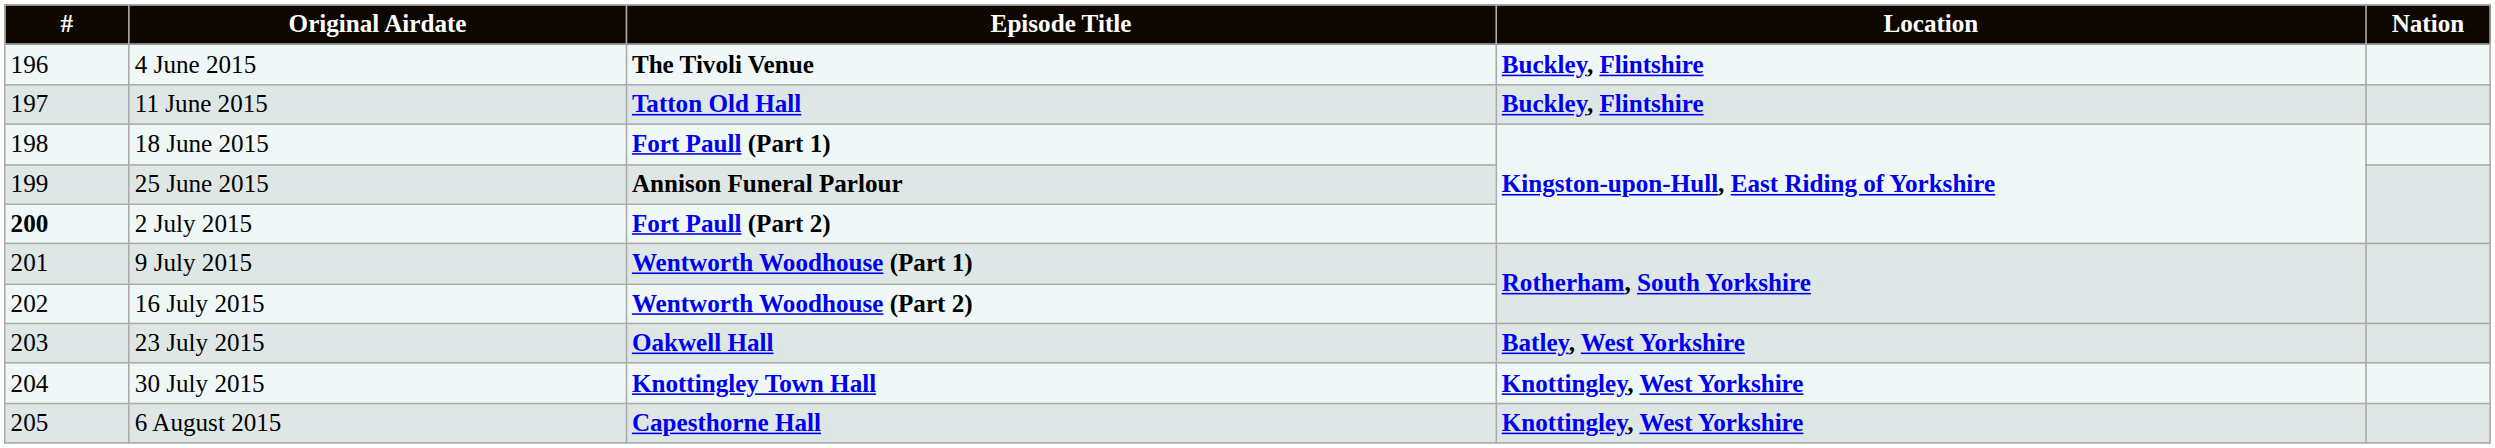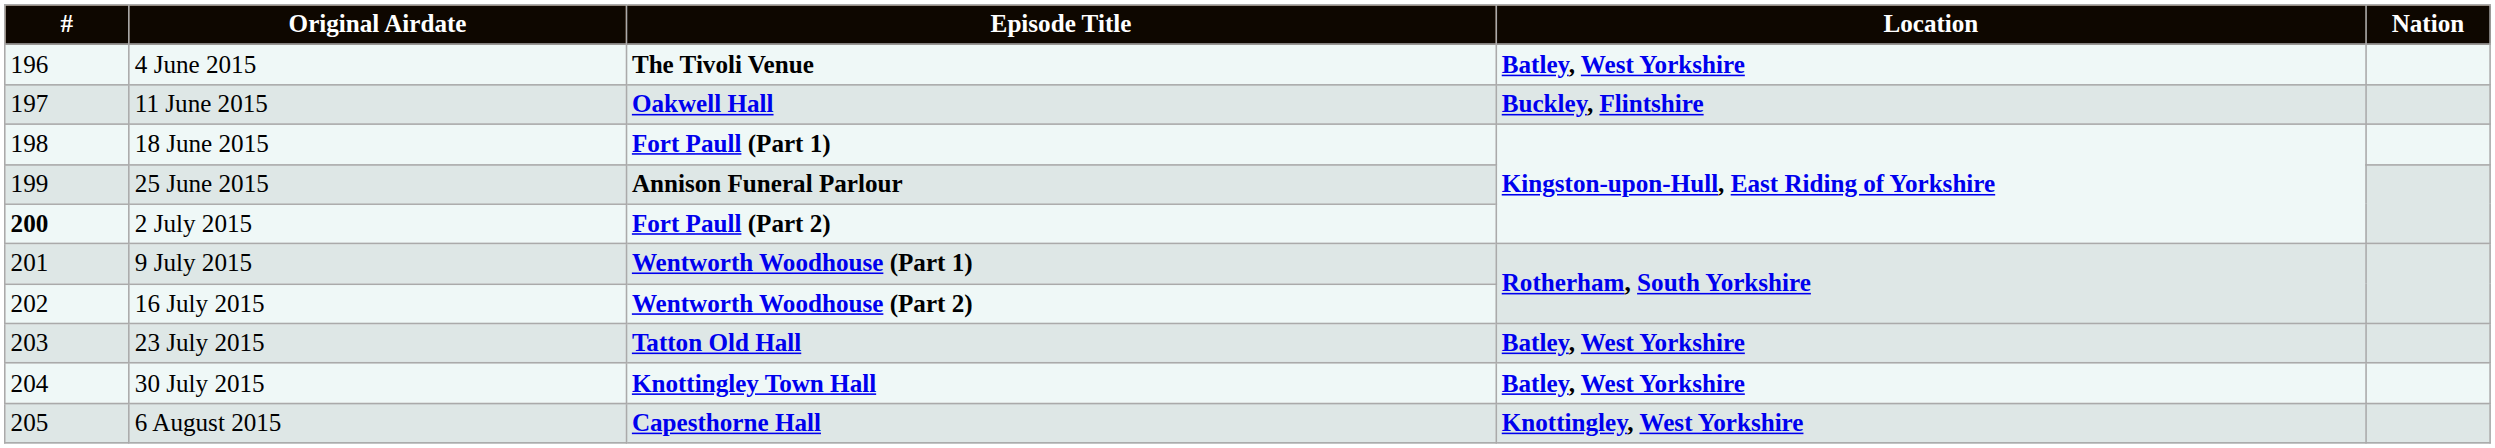(1603, 64) Buckley, Flintshire -> (1623, 64) Batley, West Yorkshire
(717, 104) Tatton Old Hall -> (703, 104) Oakwell Hall
(703, 343) Oakwell Hall -> (717, 343) Tatton Old Hall
(1653, 382) Knottingley, West Yorkshire -> (1623, 382) Batley, West Yorkshire
